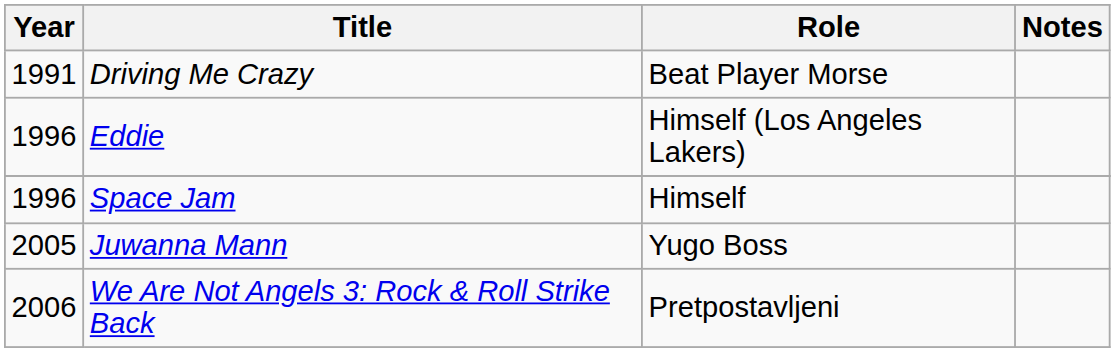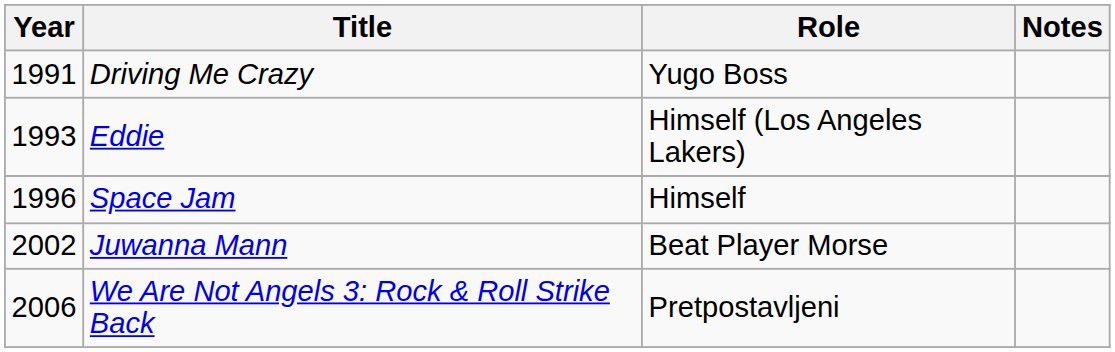(768, 73) Beat Player Morse -> (718, 73) Yugo Boss
(44, 136) 1996 -> (44, 136) 1993
(44, 245) 2005 -> (44, 245) 2002
(718, 245) Yugo Boss -> (768, 245) Beat Player Morse
